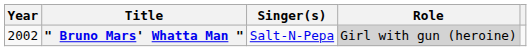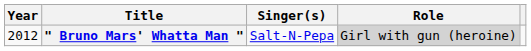(23, 36) 2002 -> (23, 36) 2012
